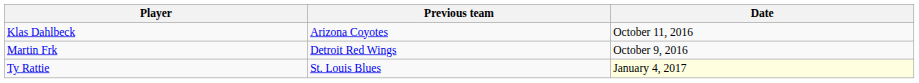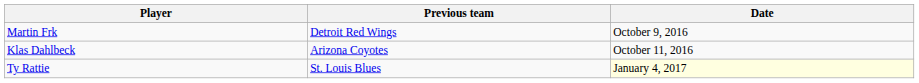rows swapped: (32, 50) <-> (41, 31)
